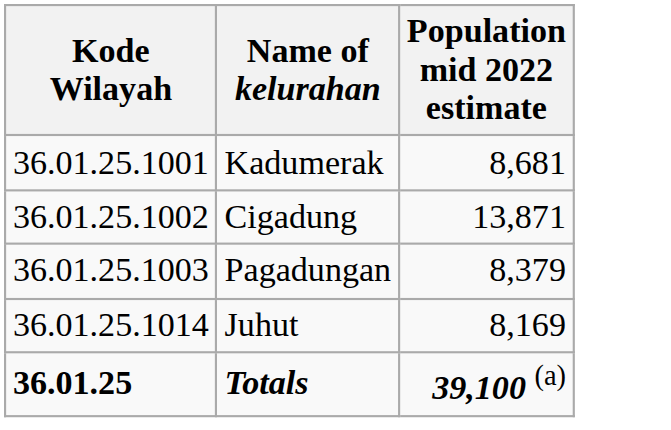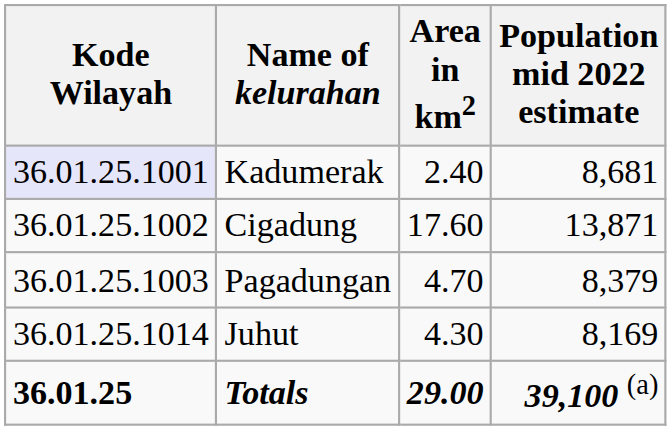+ column: (445, 74)
(111, 162) no background -> (111, 171) lavender background
